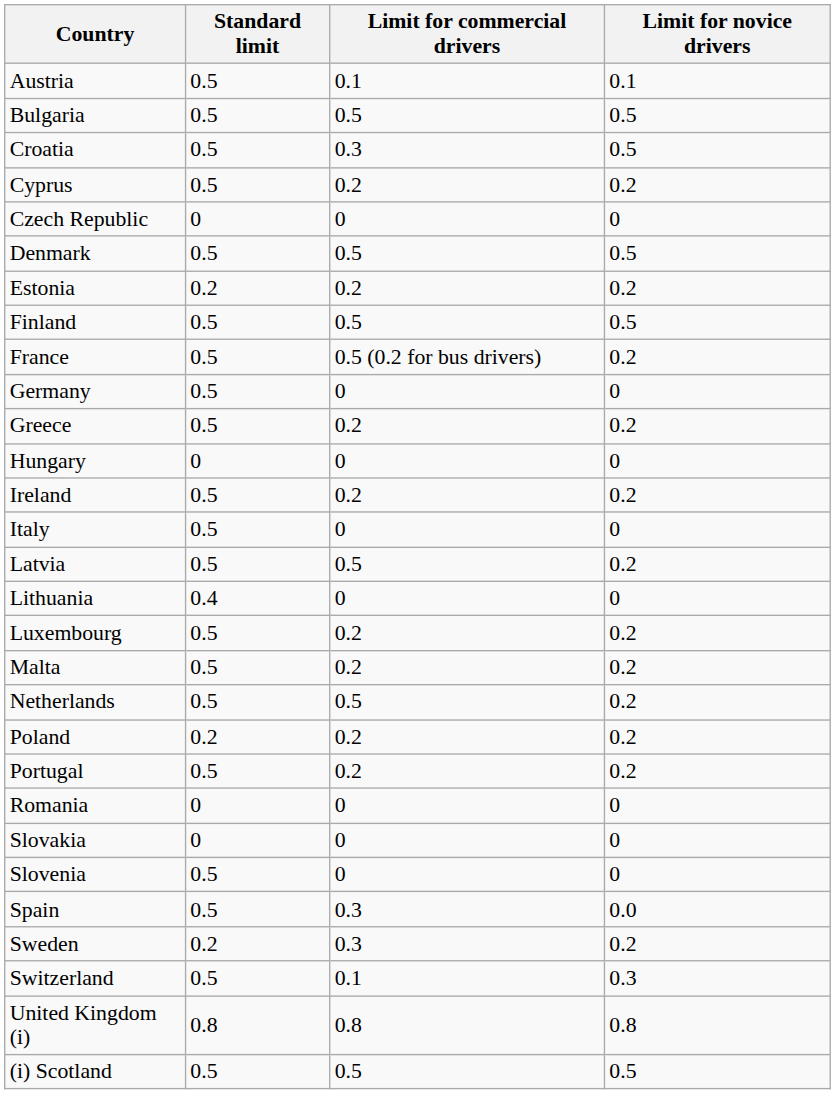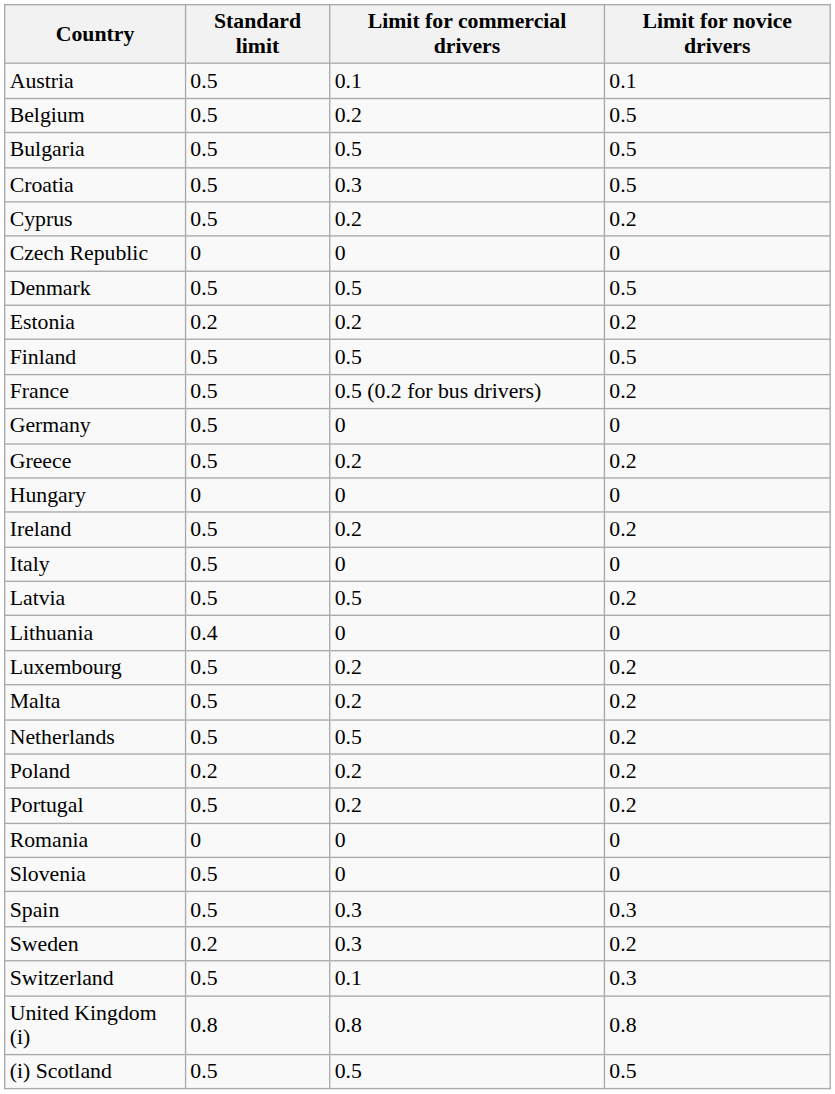+ row: (47, 115)
- row: (48, 839)
(623, 908) 0.0 -> (623, 908) 0.3
